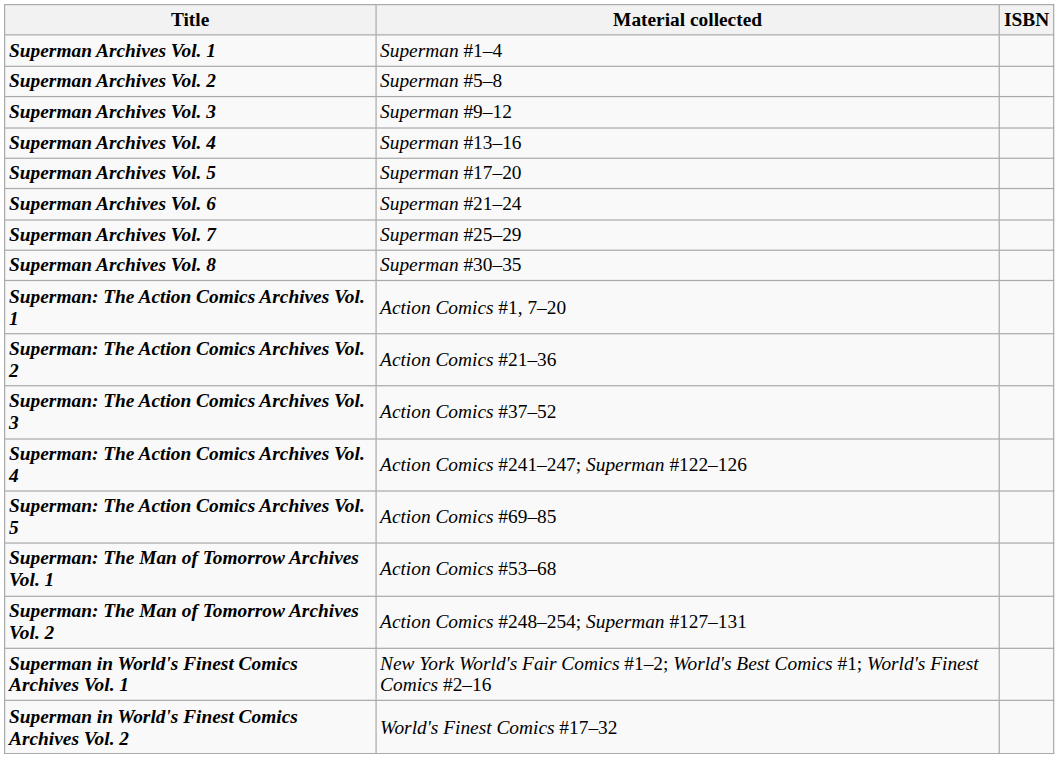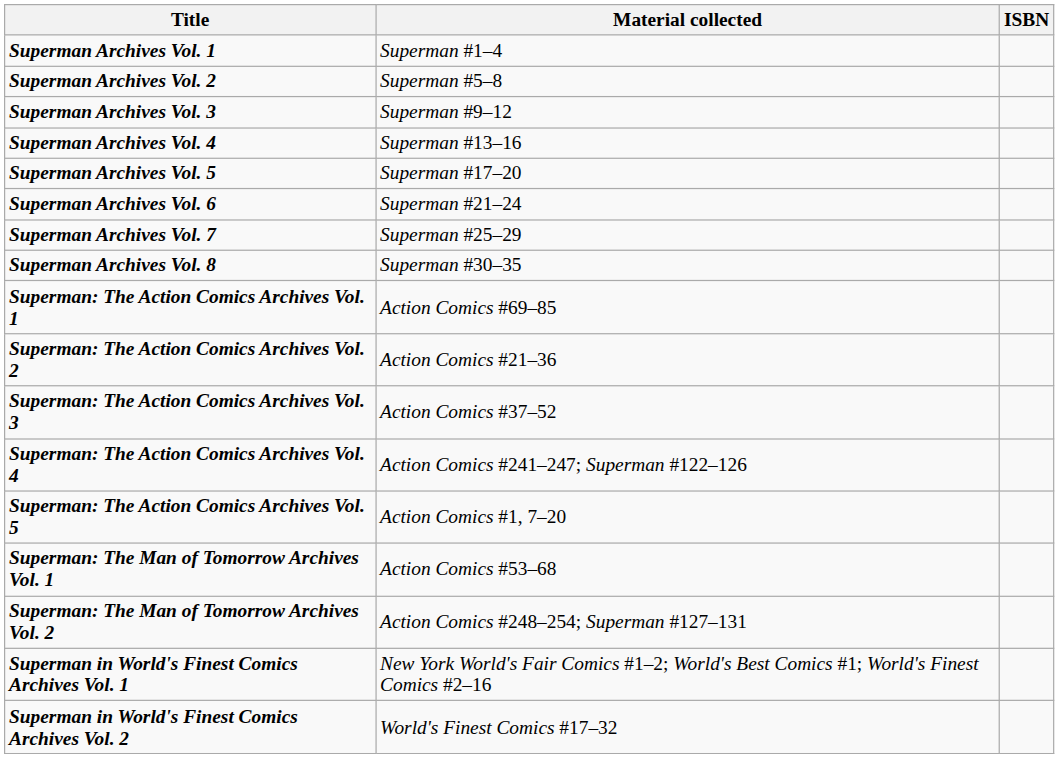(473, 307) Action Comics #1, 7–20 -> (468, 307) Action Comics #69–85
(468, 517) Action Comics #69–85 -> (473, 517) Action Comics #1, 7–20
